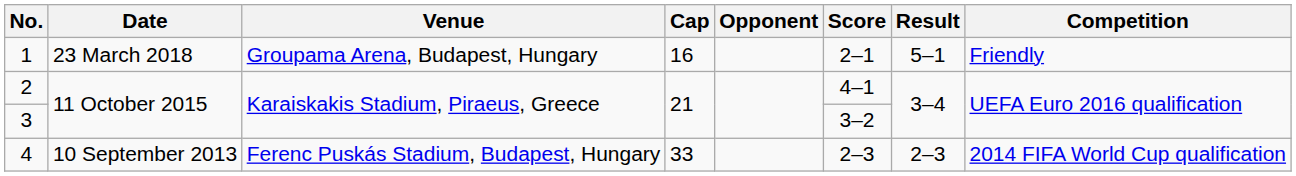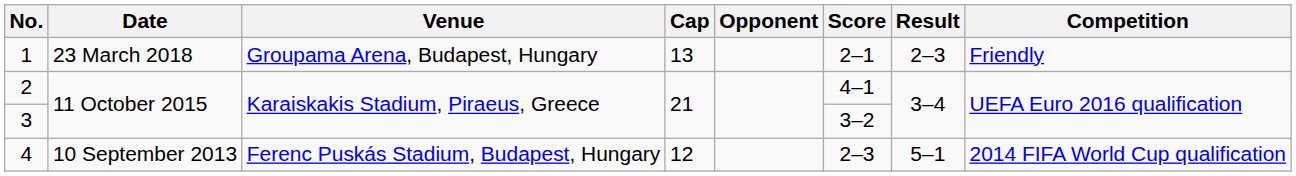(682, 54) 16 -> (682, 54) 13
(928, 54) 5–1 -> (928, 54) 2–3
(682, 154) 33 -> (682, 154) 12
(928, 154) 2–3 -> (928, 154) 5–1
